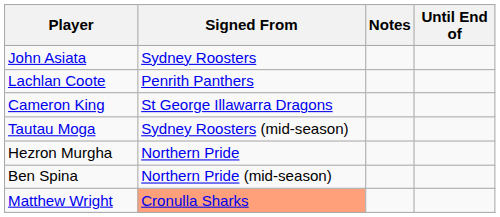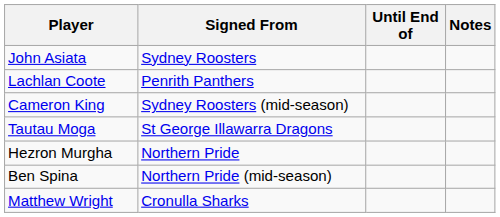columns swapped: (455, 25) <-> (390, 25)
(237, 105) St George Illawarra Dragons -> (245, 105) Sydney Roosters (mid-season)
(245, 129) Sydney Roosters (mid-season) -> (237, 129) St George Illawarra Dragons
(195, 201) lightsalmon background -> (195, 201) no background
